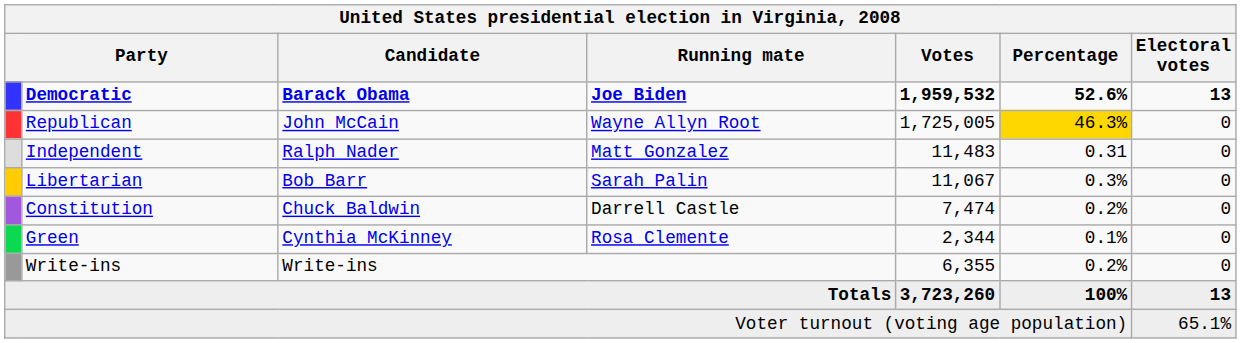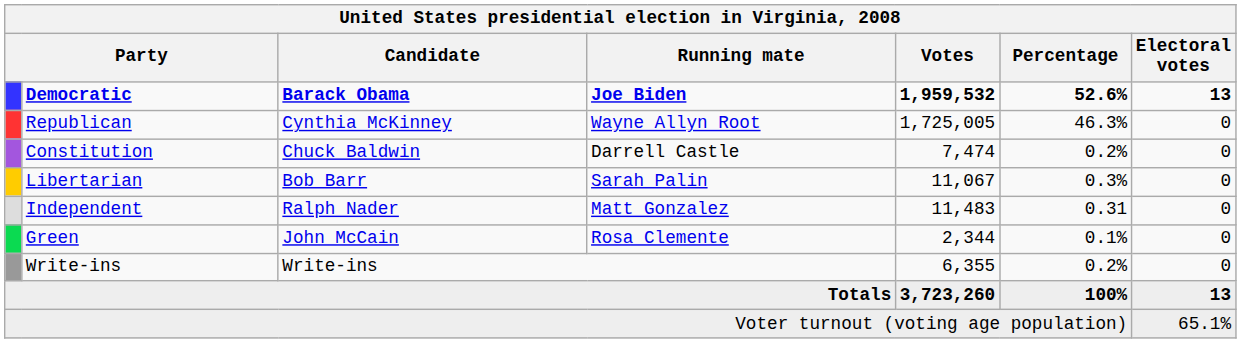(341, 125) John McCain -> (367, 125) Cynthia McKinney
(1101, 125) gold background -> (1101, 125) no background
rows swapped: (84, 153) <-> (89, 210)
(367, 239) Cynthia McKinney -> (341, 239) John McCain
